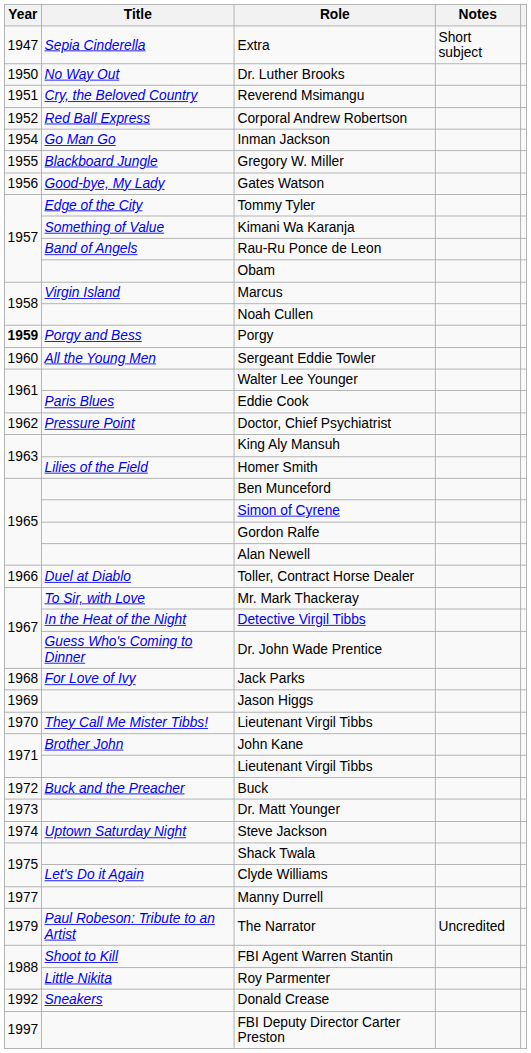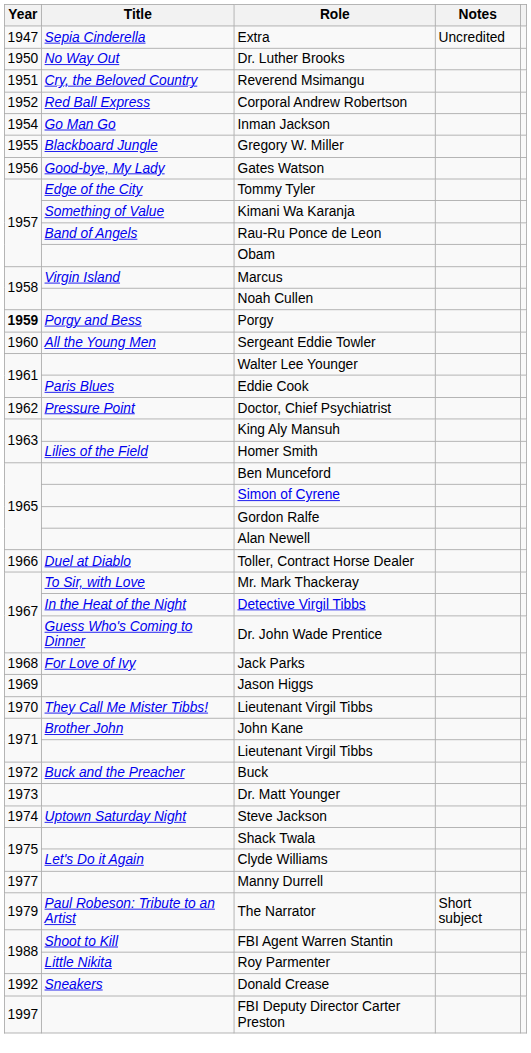(460, 44) Short subject -> (472, 37) Uncredited
(472, 927) Uncredited -> (460, 911) Short subject
